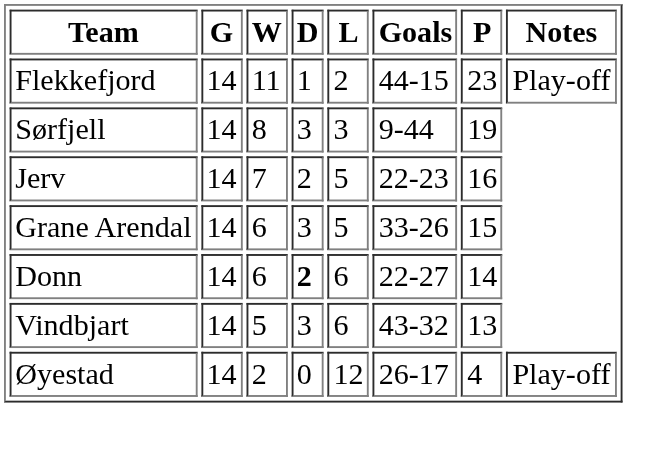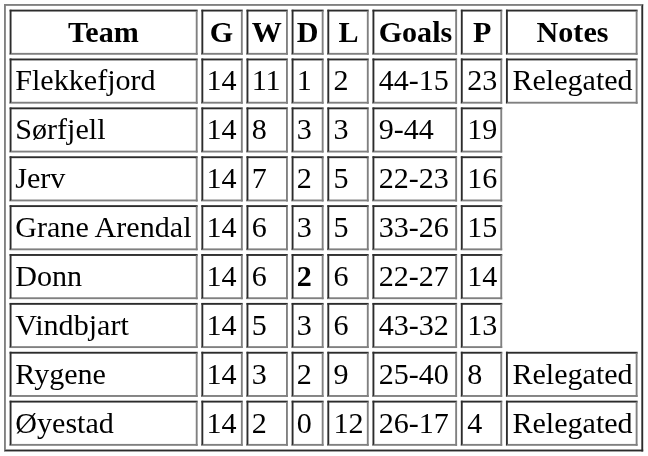(561, 80) Play-off -> (573, 80) Relegated
+ row: (61, 373)
(561, 373) Play-off -> (573, 422) Relegated
